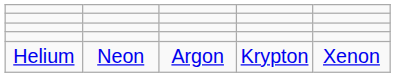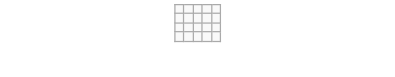- row: (44, 56)
